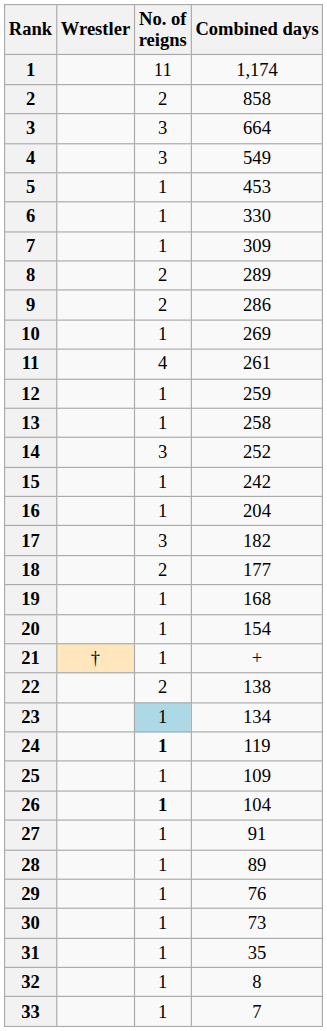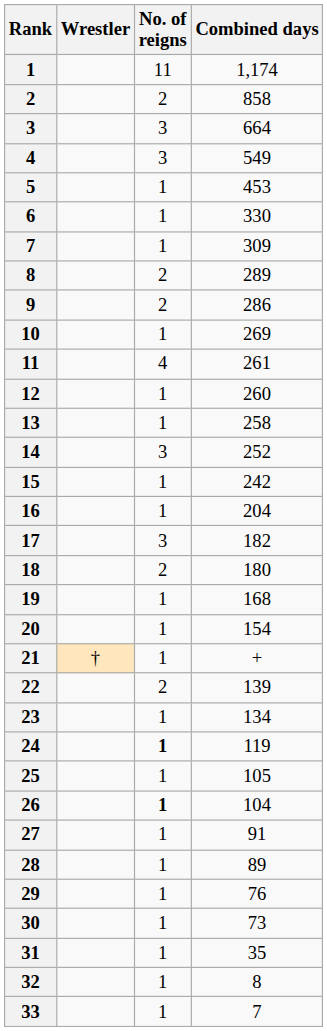(257, 393) 259 -> (257, 393) 260
(257, 569) 177 -> (257, 569) 180
(257, 687) 138 -> (257, 687) 139
(163, 717) lightblue background -> (163, 717) no background
(257, 775) 109 -> (257, 775) 105
